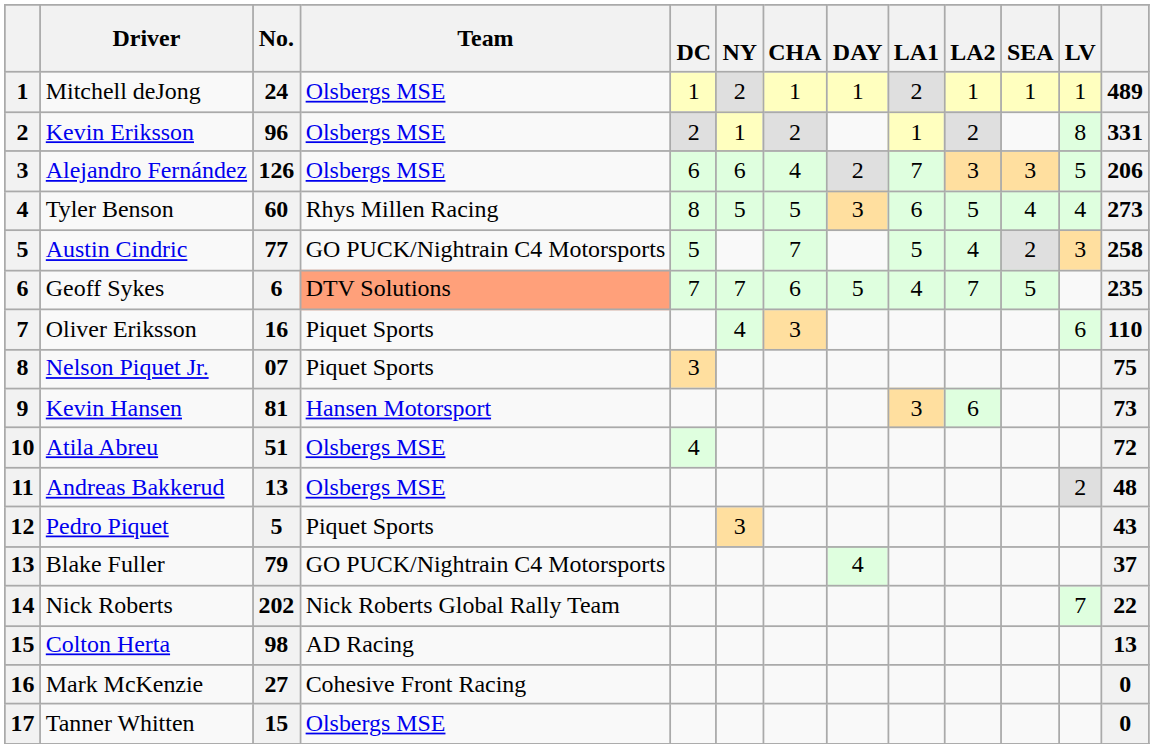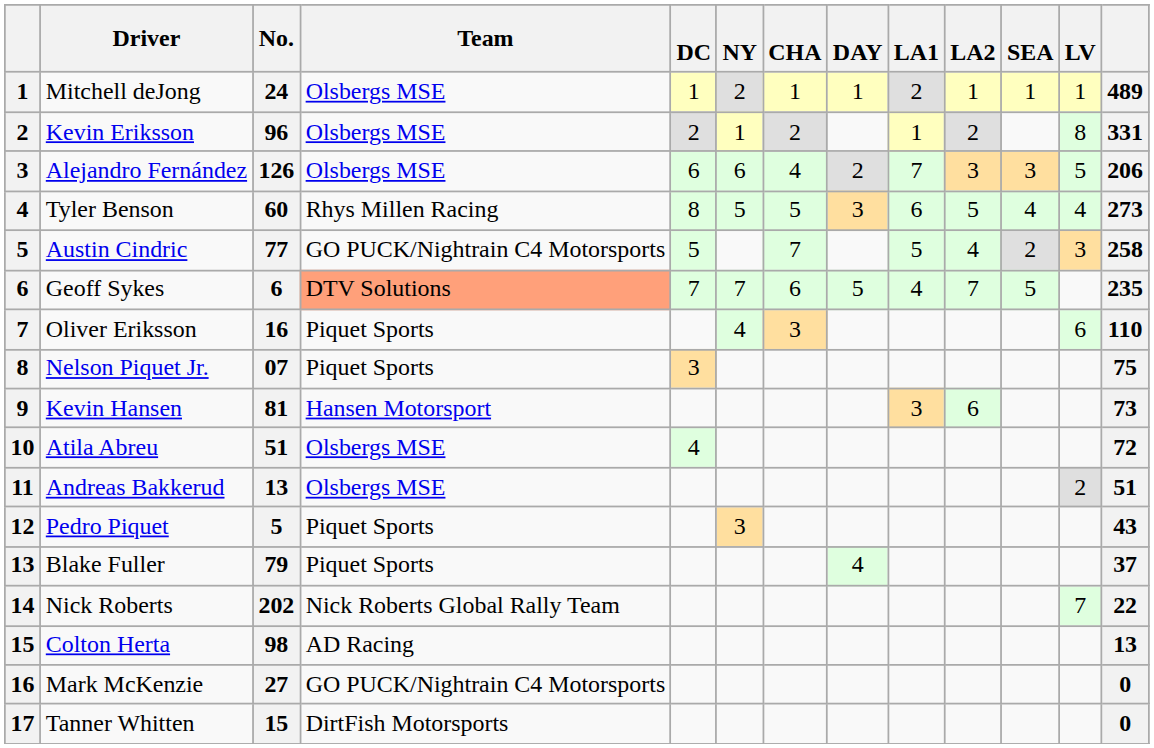(1125, 486) 48 -> (1125, 486) 51
(485, 565) GO PUCK/Nightrain C4 Motorsports -> (370, 565) Piquet Sports
(416, 683) Cohesive Front Racing -> (485, 683) GO PUCK/Nightrain C4 Motorsports
(376, 723) Olsbergs MSE -> (407, 723) DirtFish Motorsports
